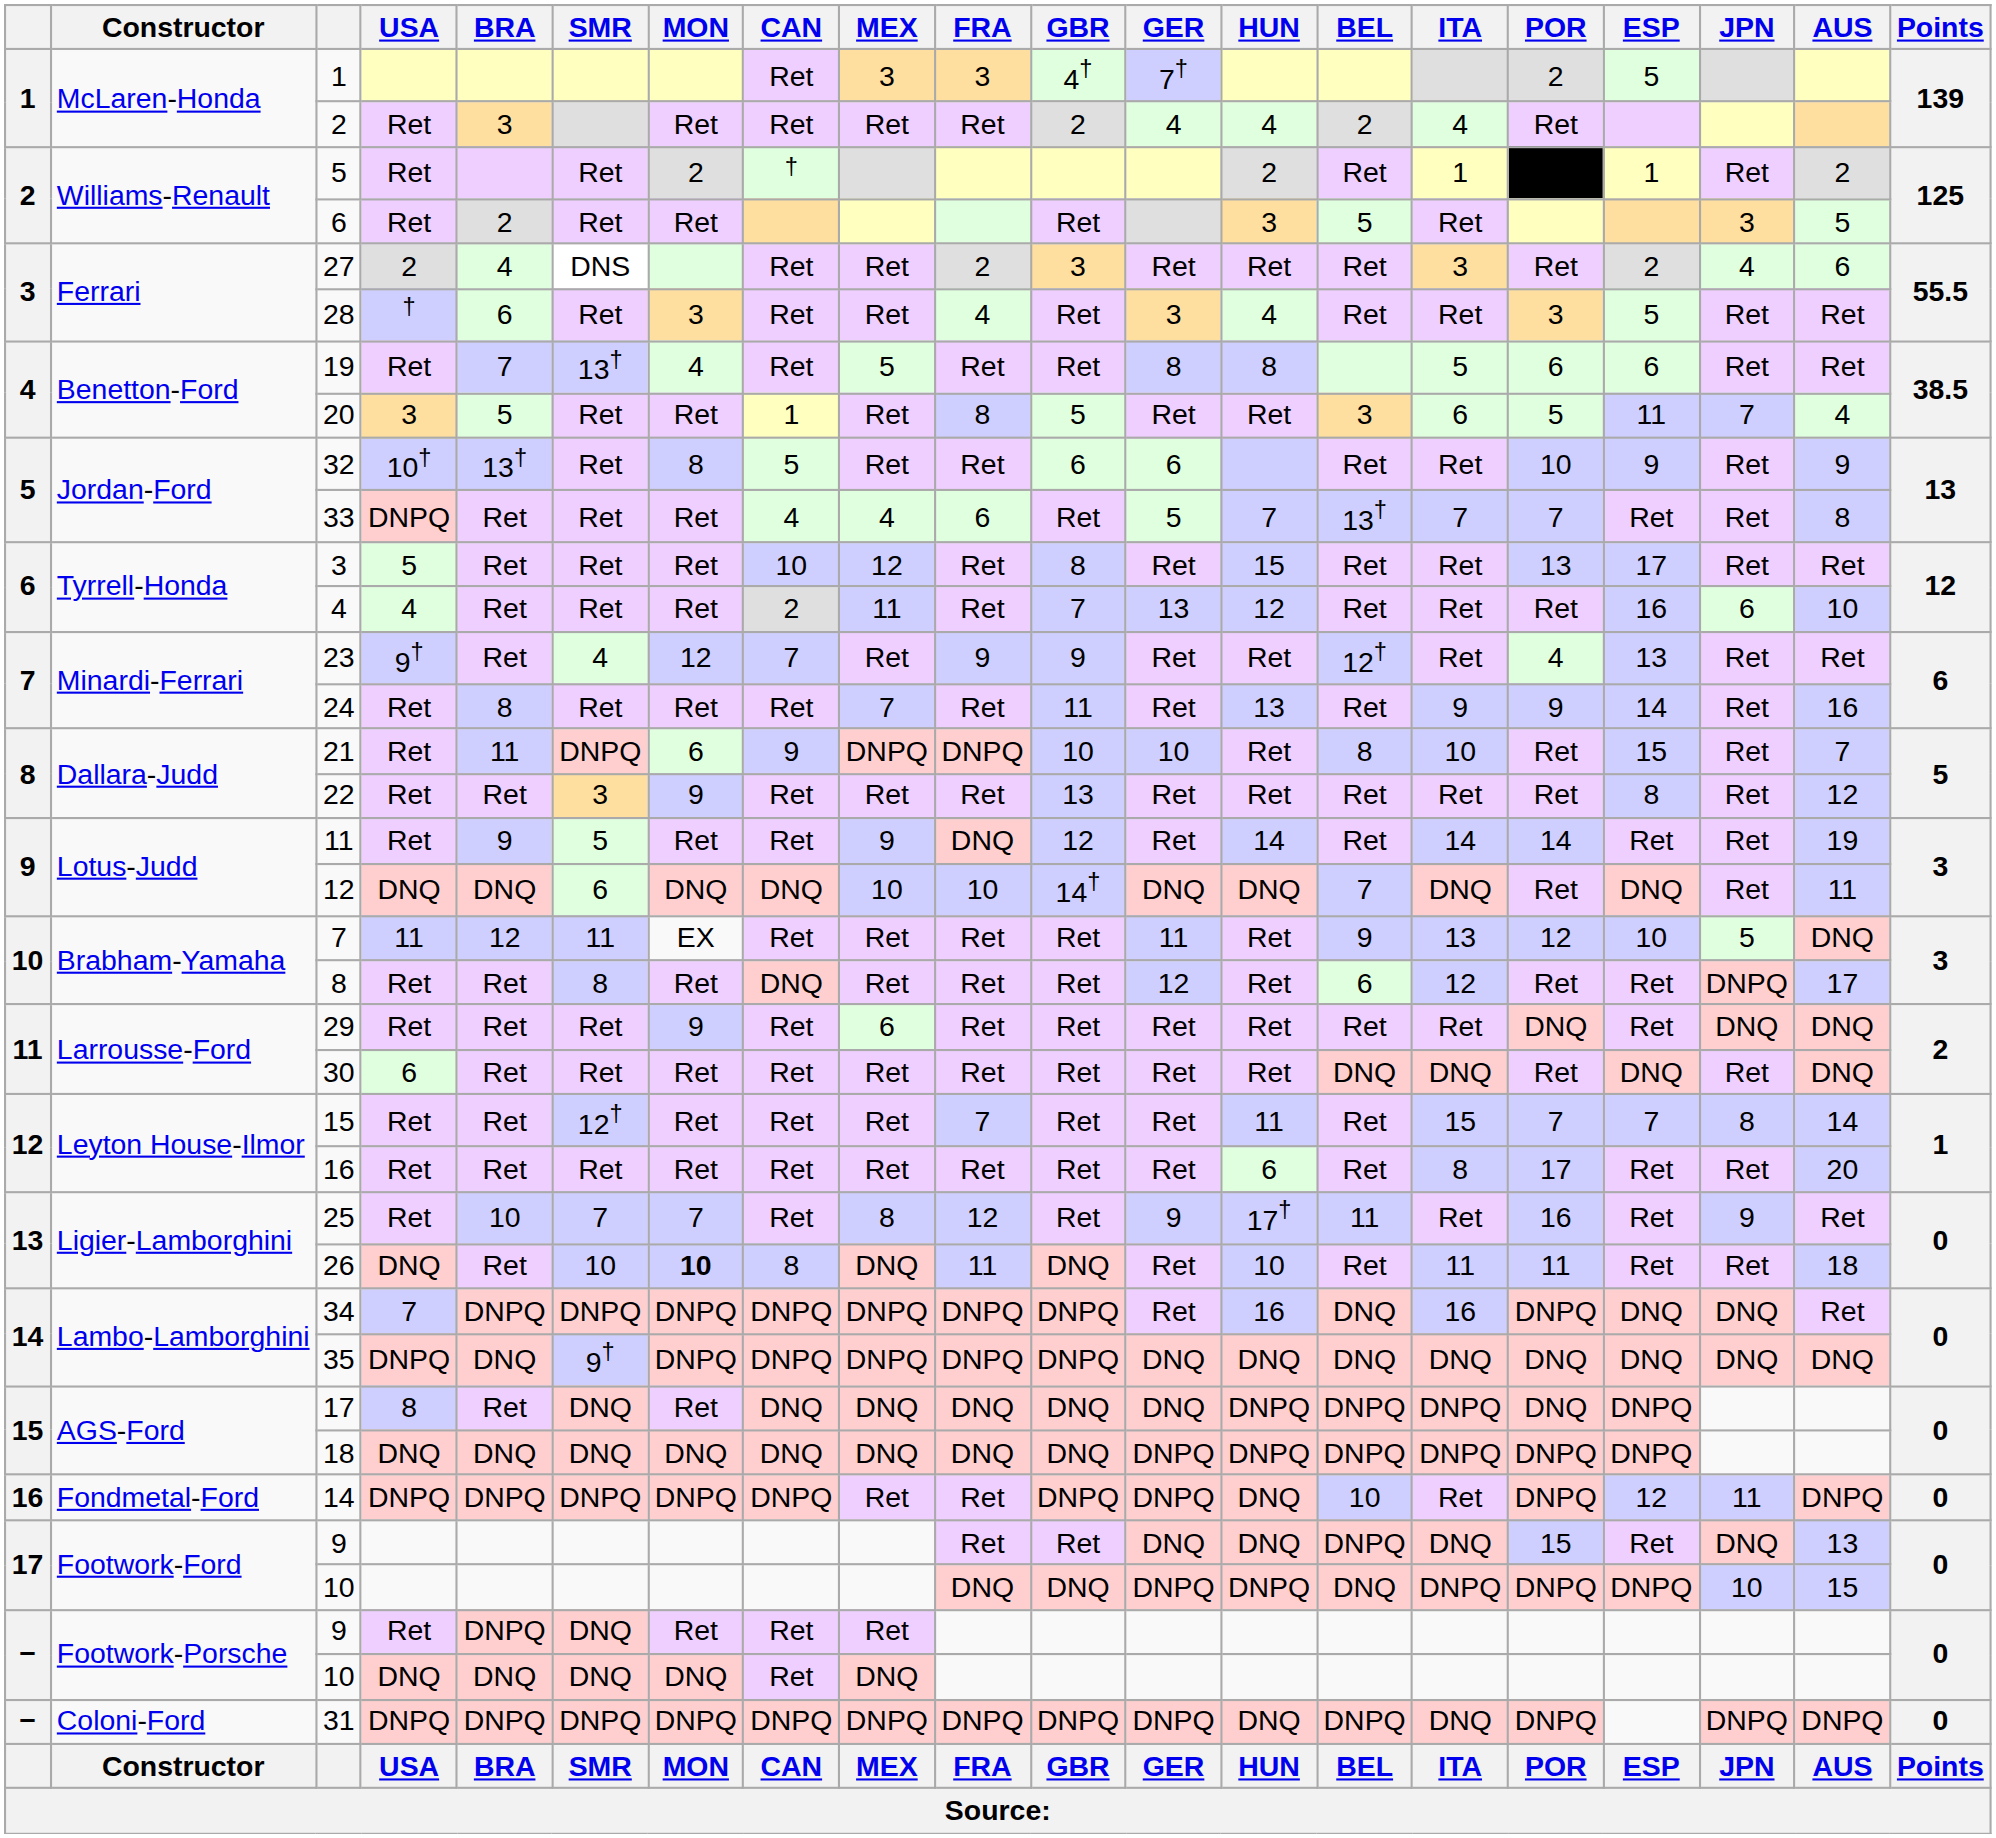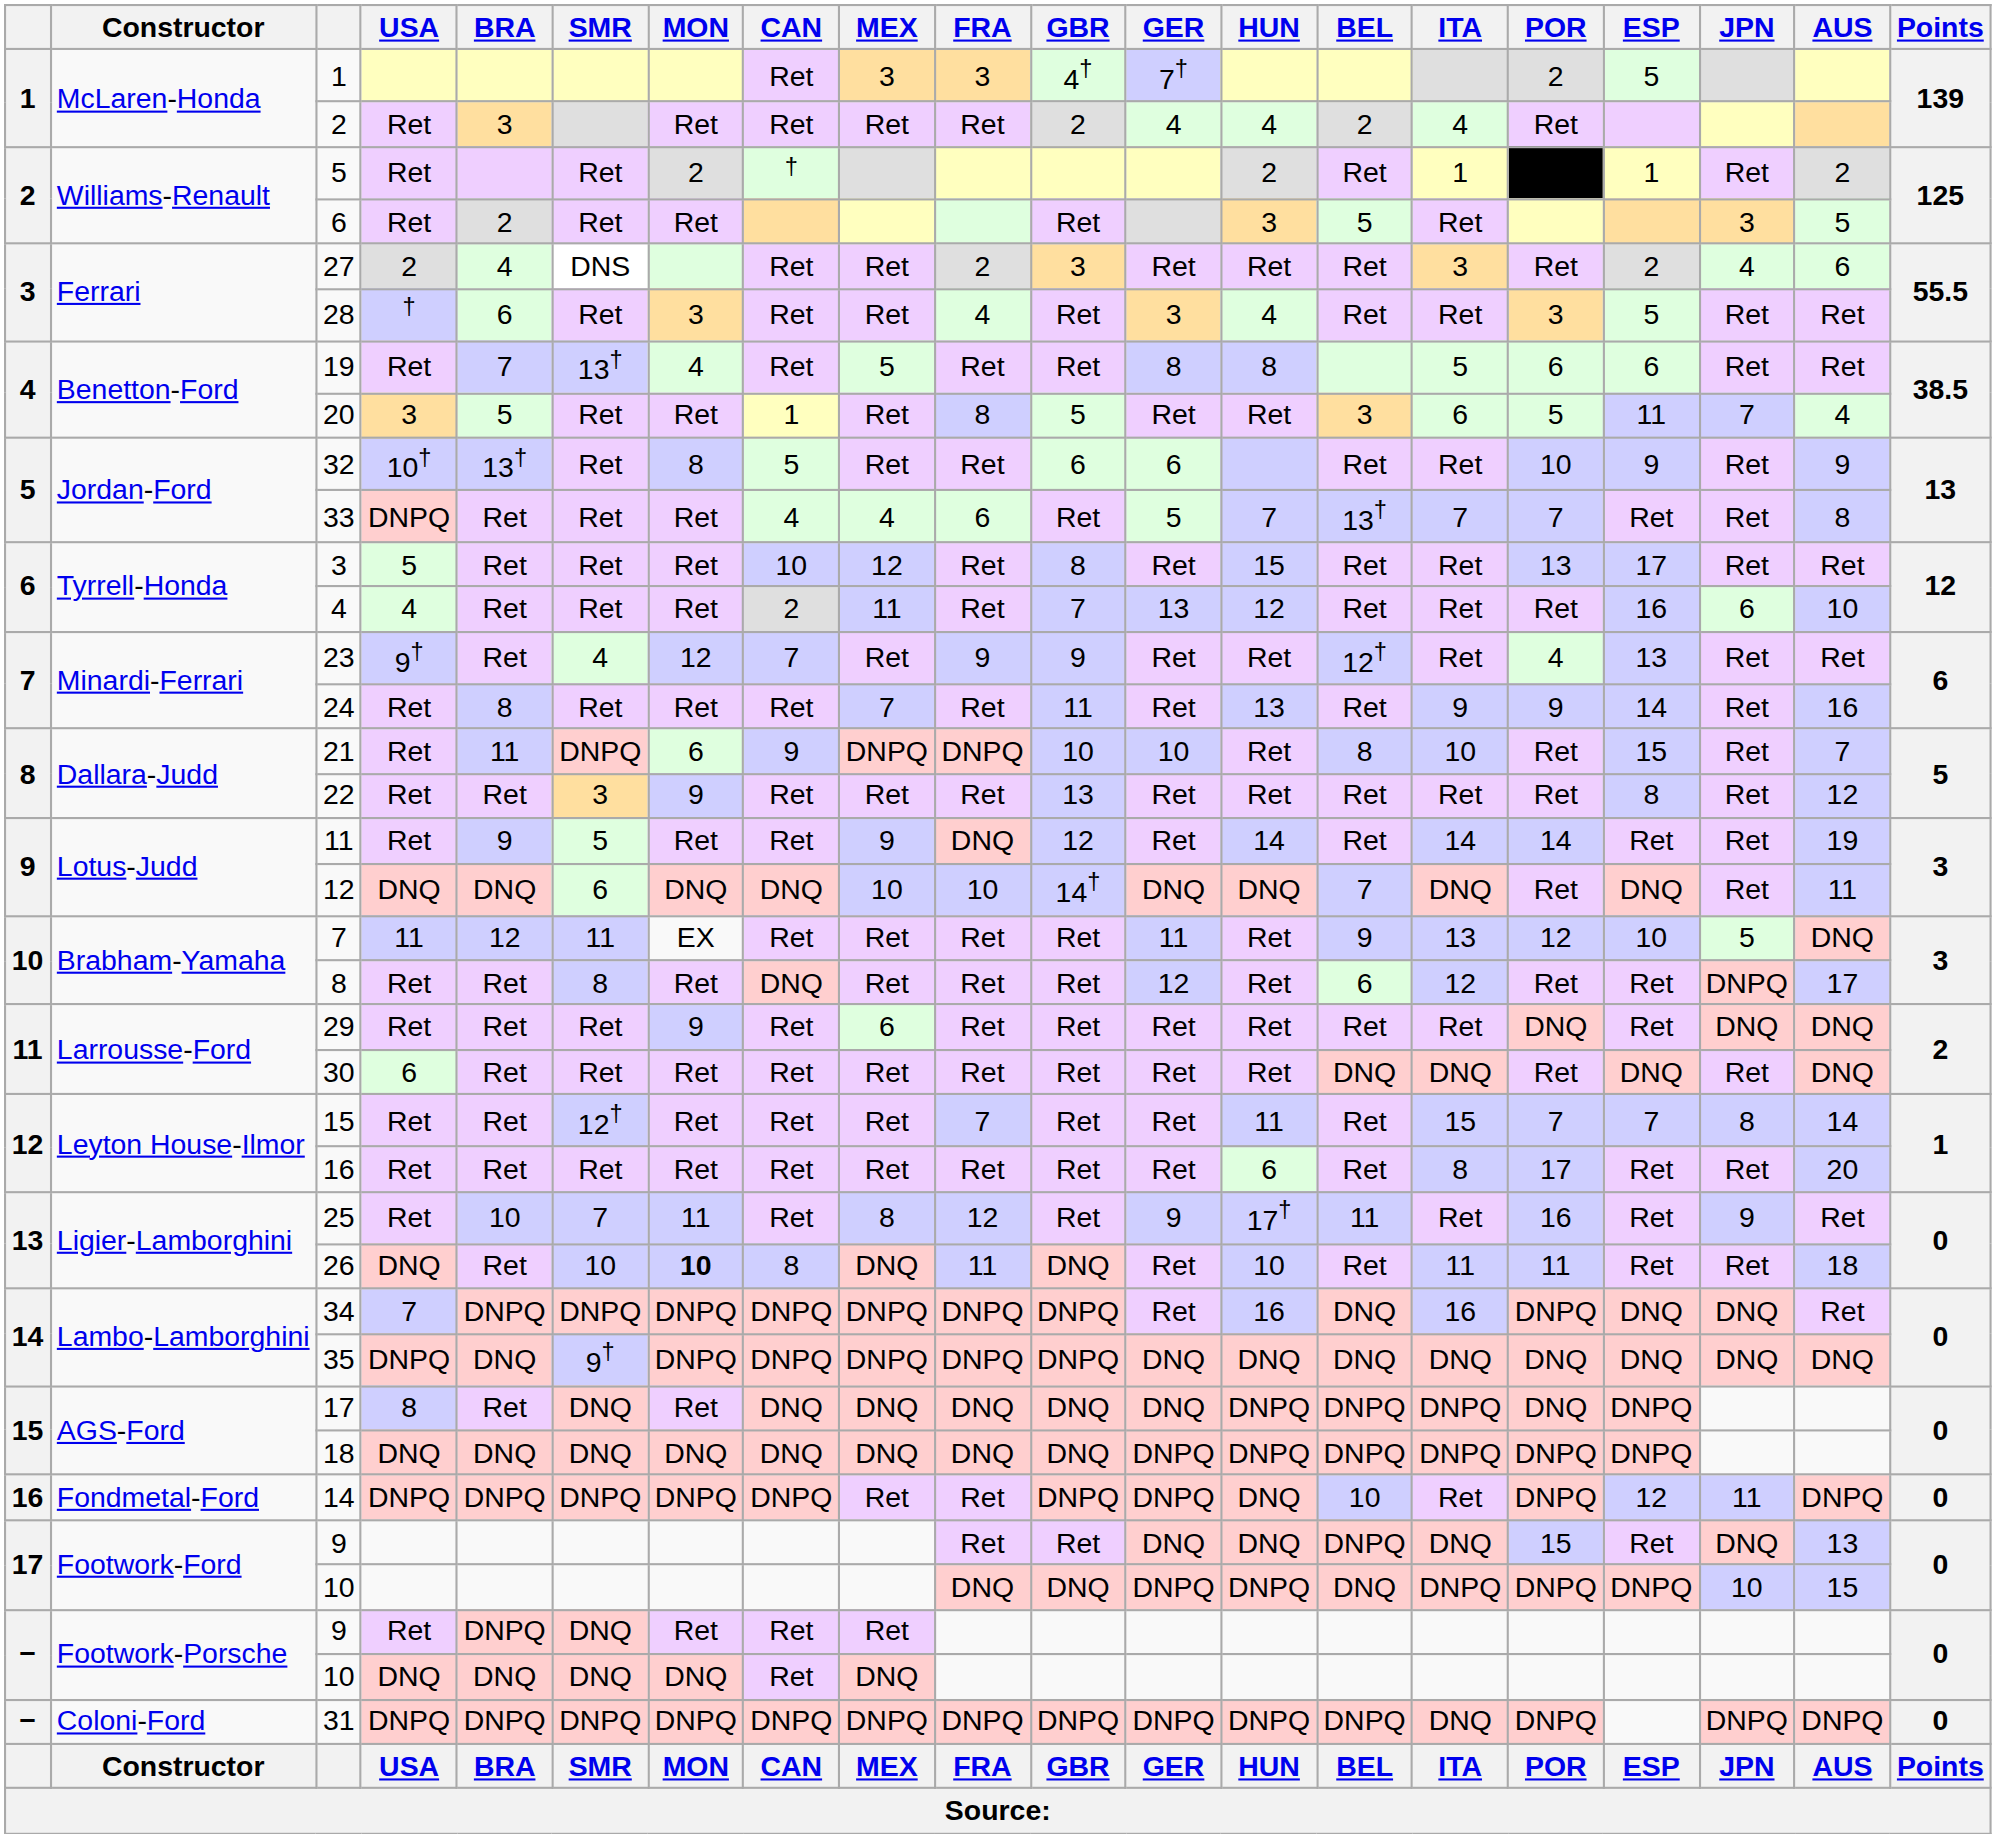(696, 1217) 7 -> (696, 1217) 11
(1269, 1721) DNQ -> (1269, 1721) DNPQ
